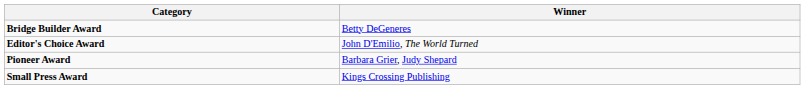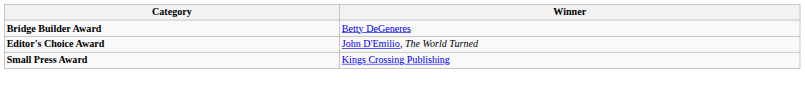- row: (39, 60)
